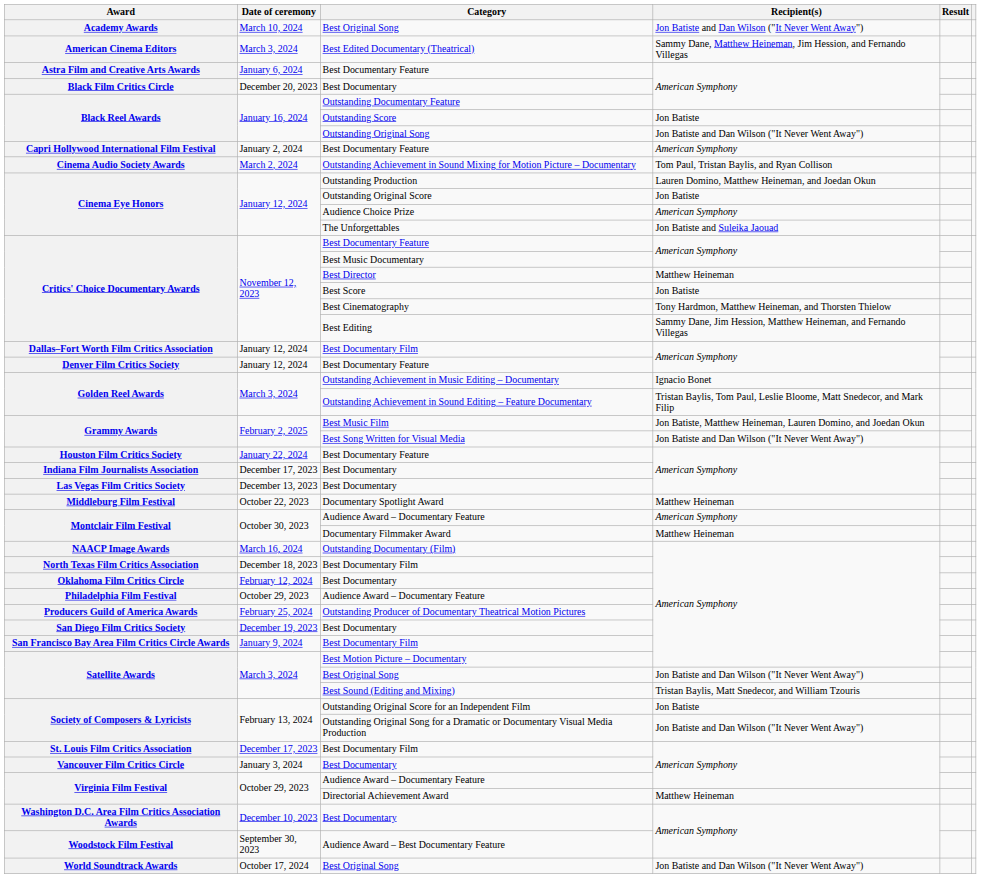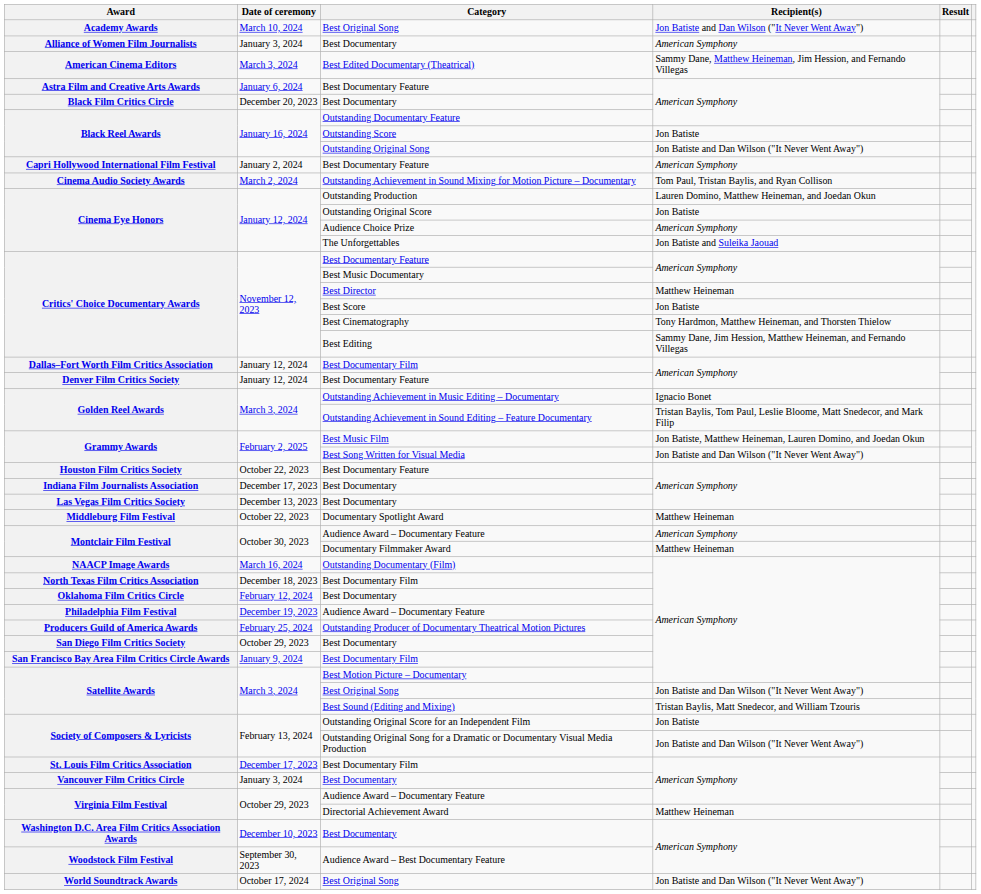+ row: (121, 43)
(274, 454) January 22, 2024 -> (274, 470) October 22, 2023
(274, 596) October 29, 2023 -> (278, 612) December 19, 2023
(278, 627) December 19, 2023 -> (274, 643) October 29, 2023
